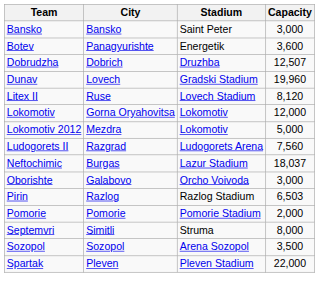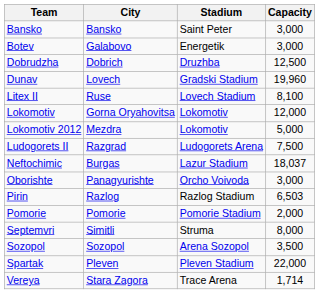(120, 46) Panagyurishte -> (109, 46) Galabovo
(290, 46) 3,600 -> (290, 46) 3,000
(290, 63) 12,507 -> (290, 63) 12,500
(290, 96) 8,120 -> (290, 96) 8,100
(290, 146) 7,560 -> (290, 146) 7,500
(109, 180) Galabovo -> (120, 180) Panagyurishte
+ row: (23, 280)
